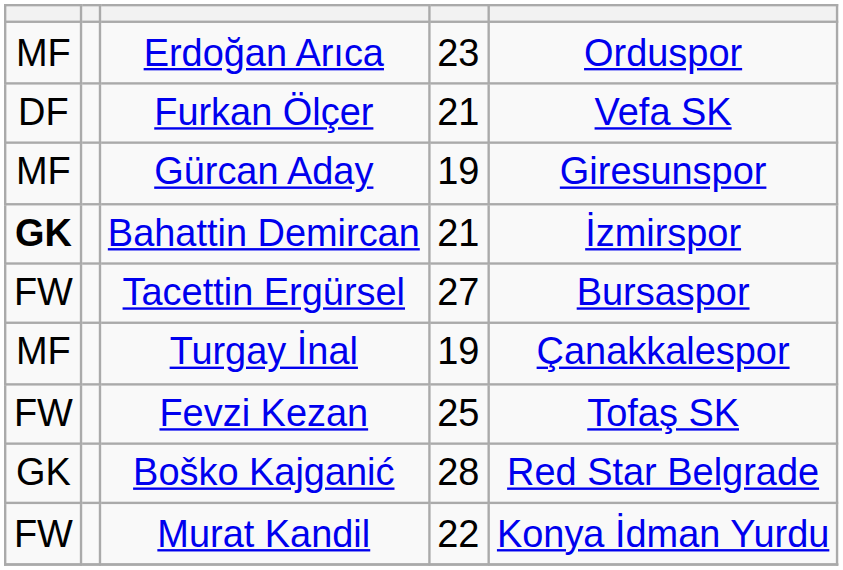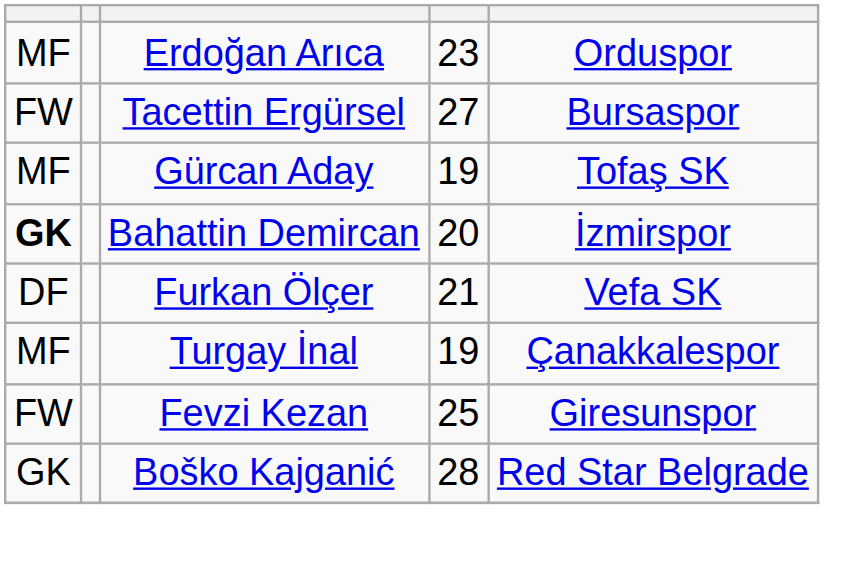rows swapped: (264, 292) <-> (264, 112)
(663, 172) Giresunspor -> (653, 172) Tofaş SK
(458, 232) 21 -> (458, 232) 20
(663, 412) Tofaş SK -> (653, 412) Giresunspor
- row: (264, 533)
